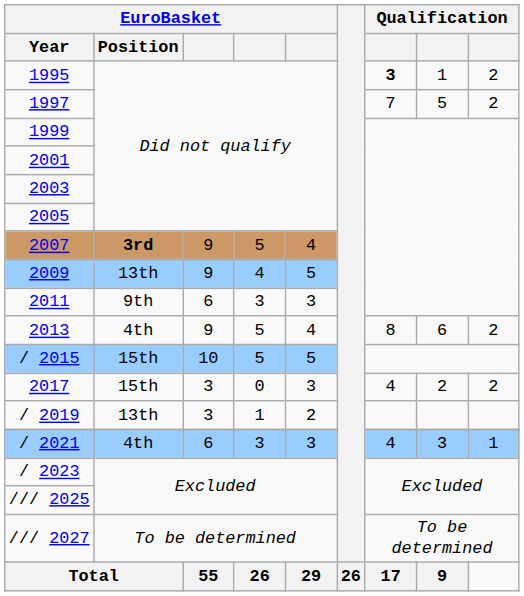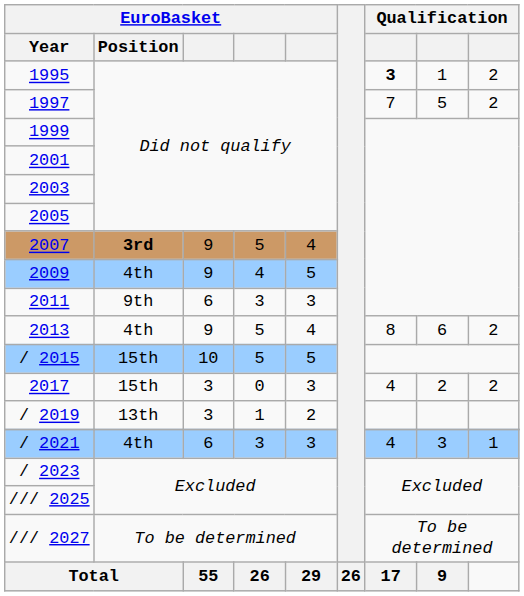(138, 273) 13th -> (138, 273) 4th
